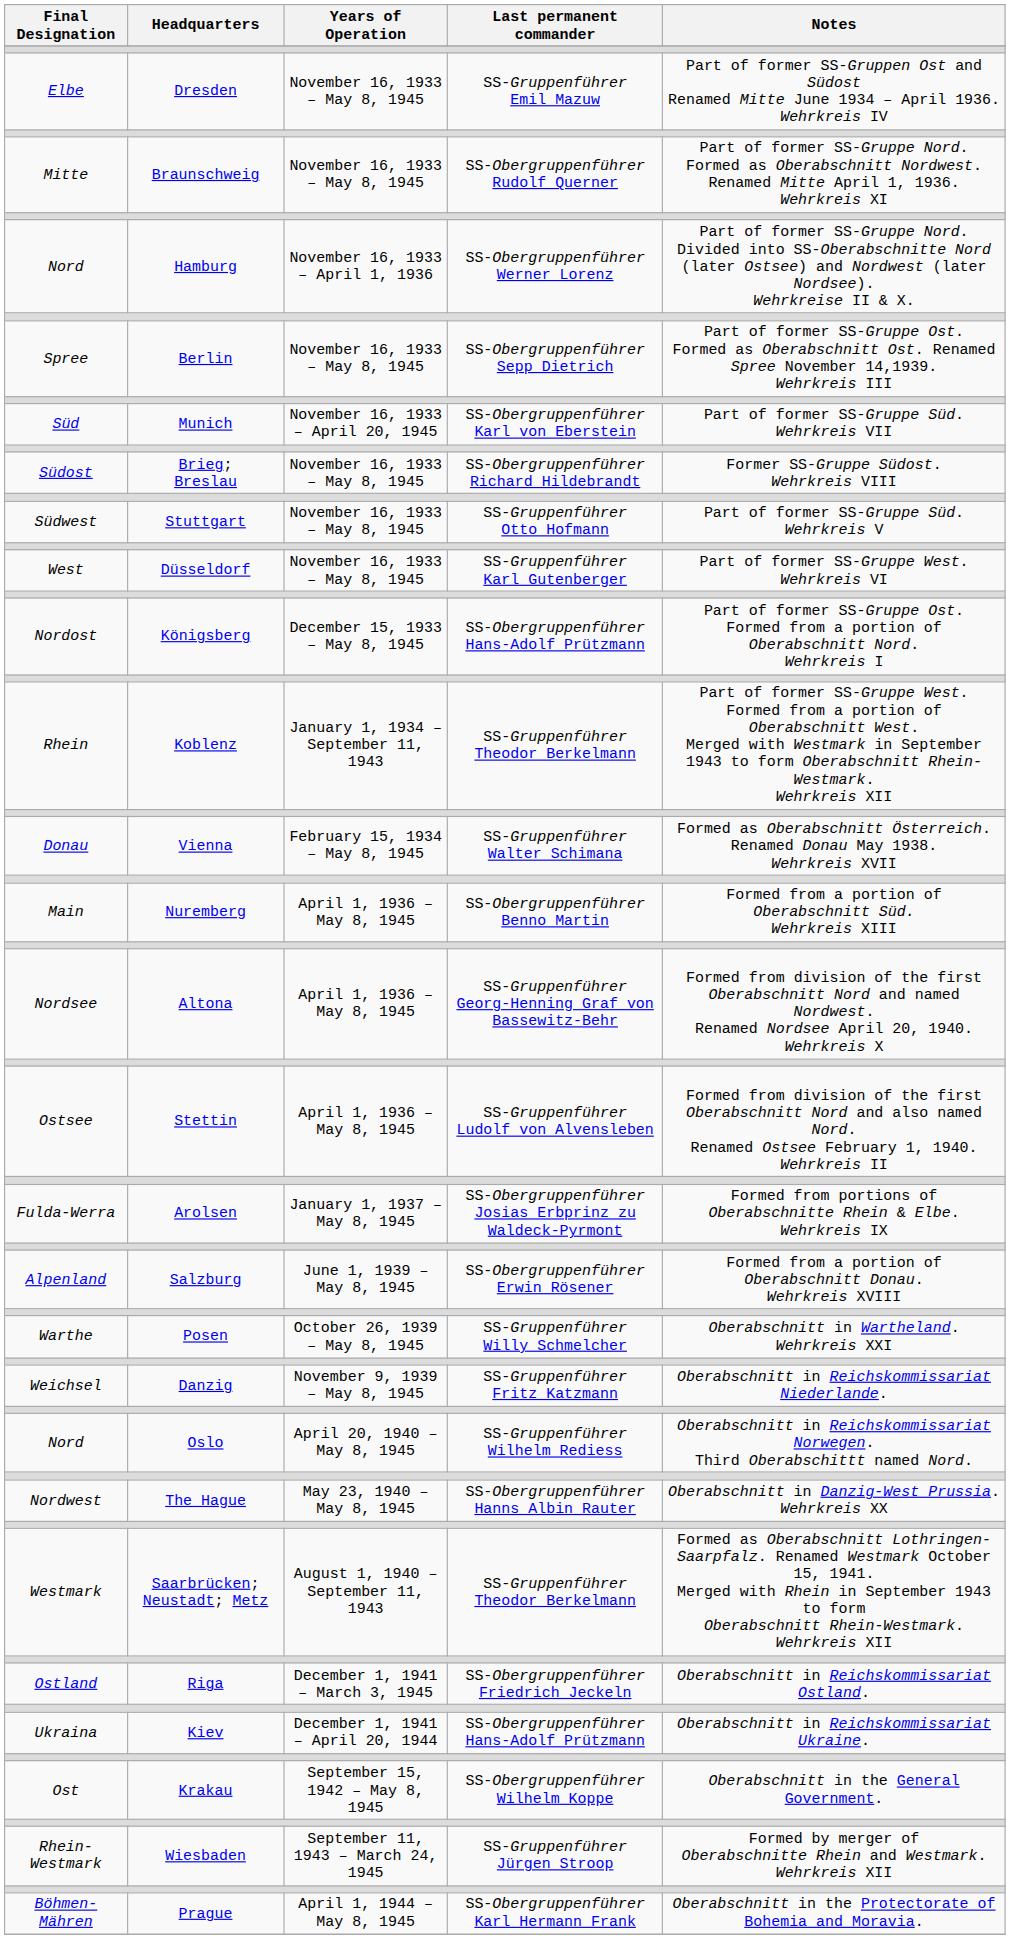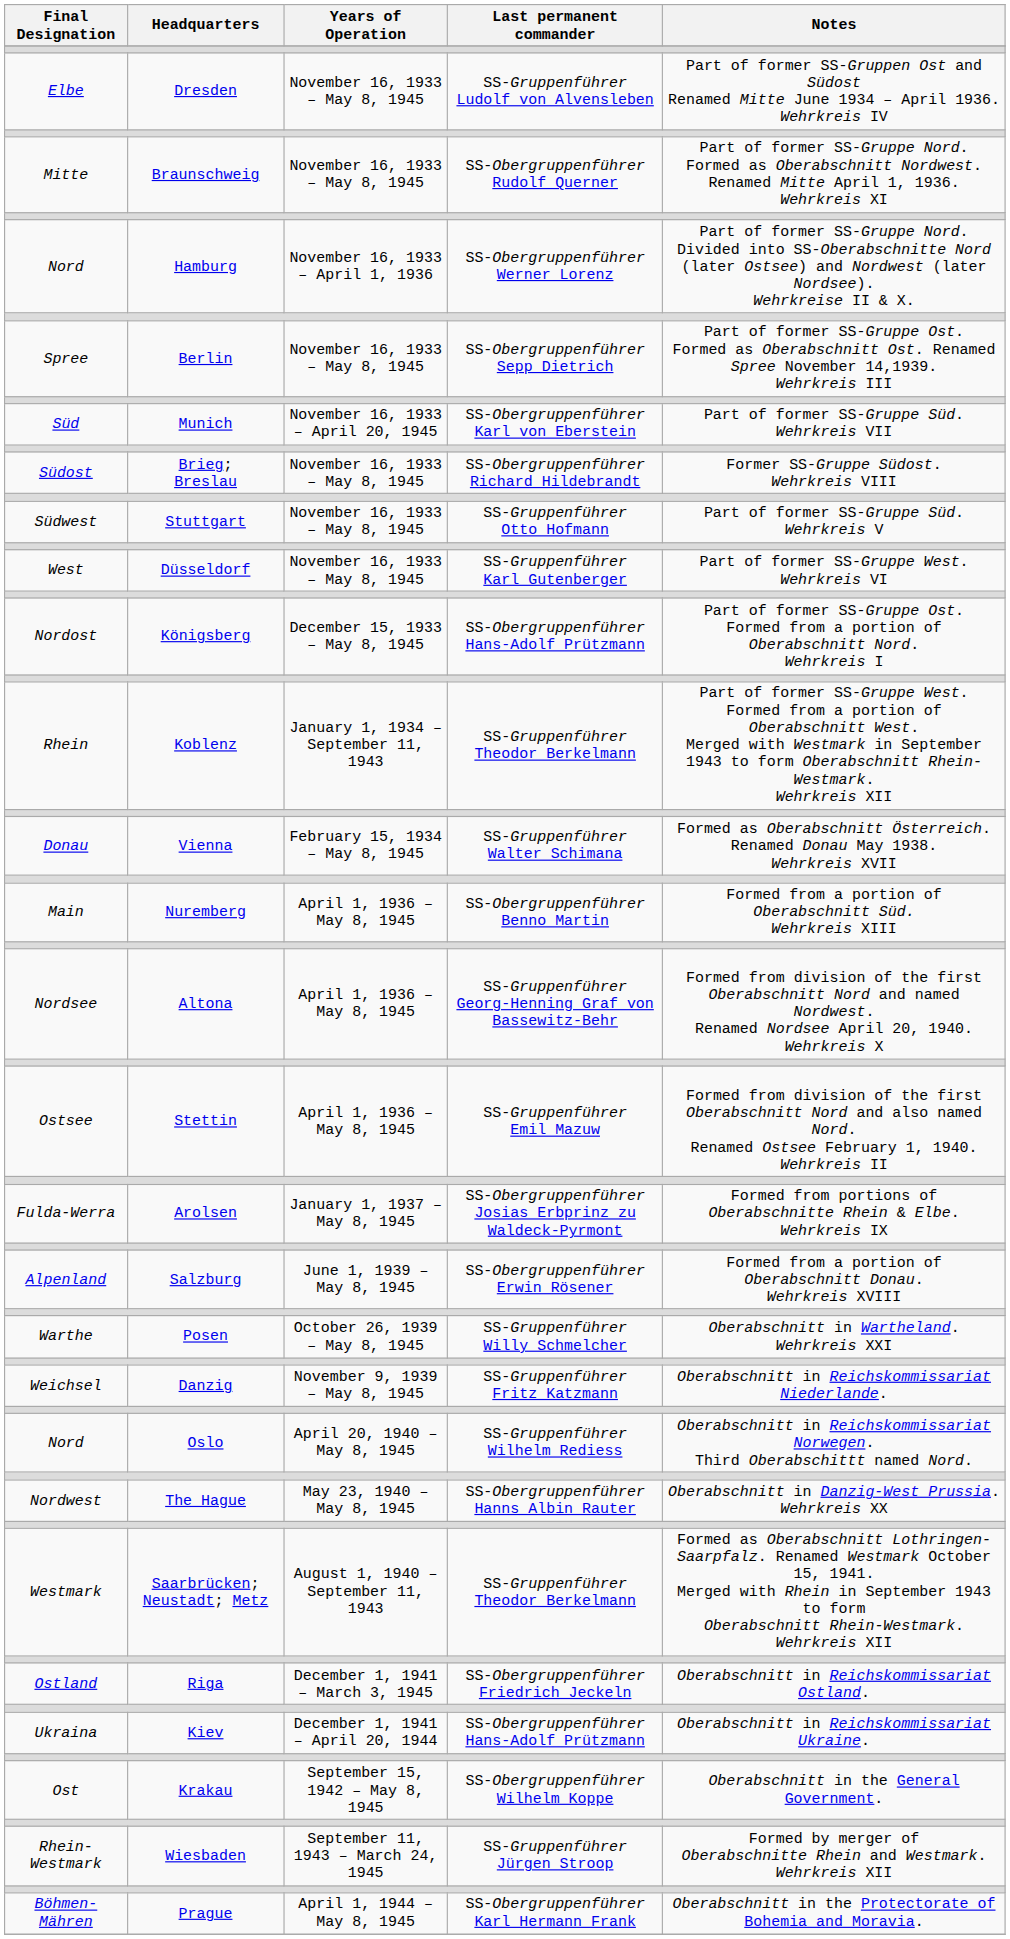(555, 91) SS-Gruppenführer Emil Mazuw -> (555, 91) SS-Gruppenführer Ludolf von Alvensleben
(555, 1122) SS-Gruppenführer Ludolf von Alvensleben -> (555, 1122) SS-Gruppenführer Emil Mazuw
